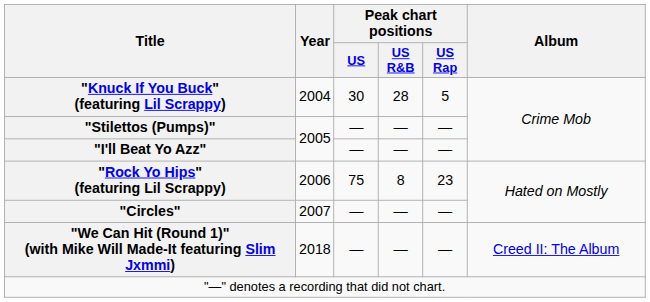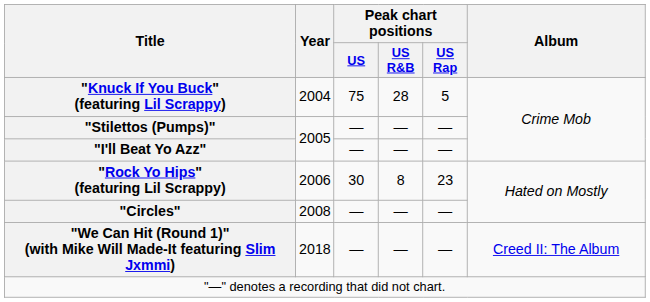(356, 96) 30 -> (356, 96) 75
(356, 180) 75 -> (356, 180) 30
(315, 211) 2007 -> (315, 211) 2008
